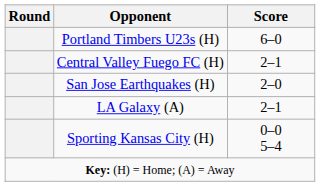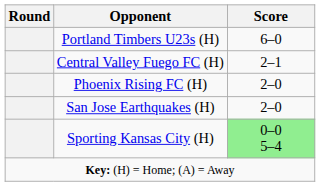+ row: (140, 84)
- row: (140, 107)
(271, 138) no background -> (271, 138) lightgreen background
